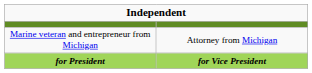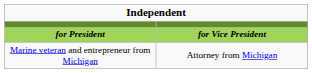rows swapped: (80, 61) <-> (80, 40)
